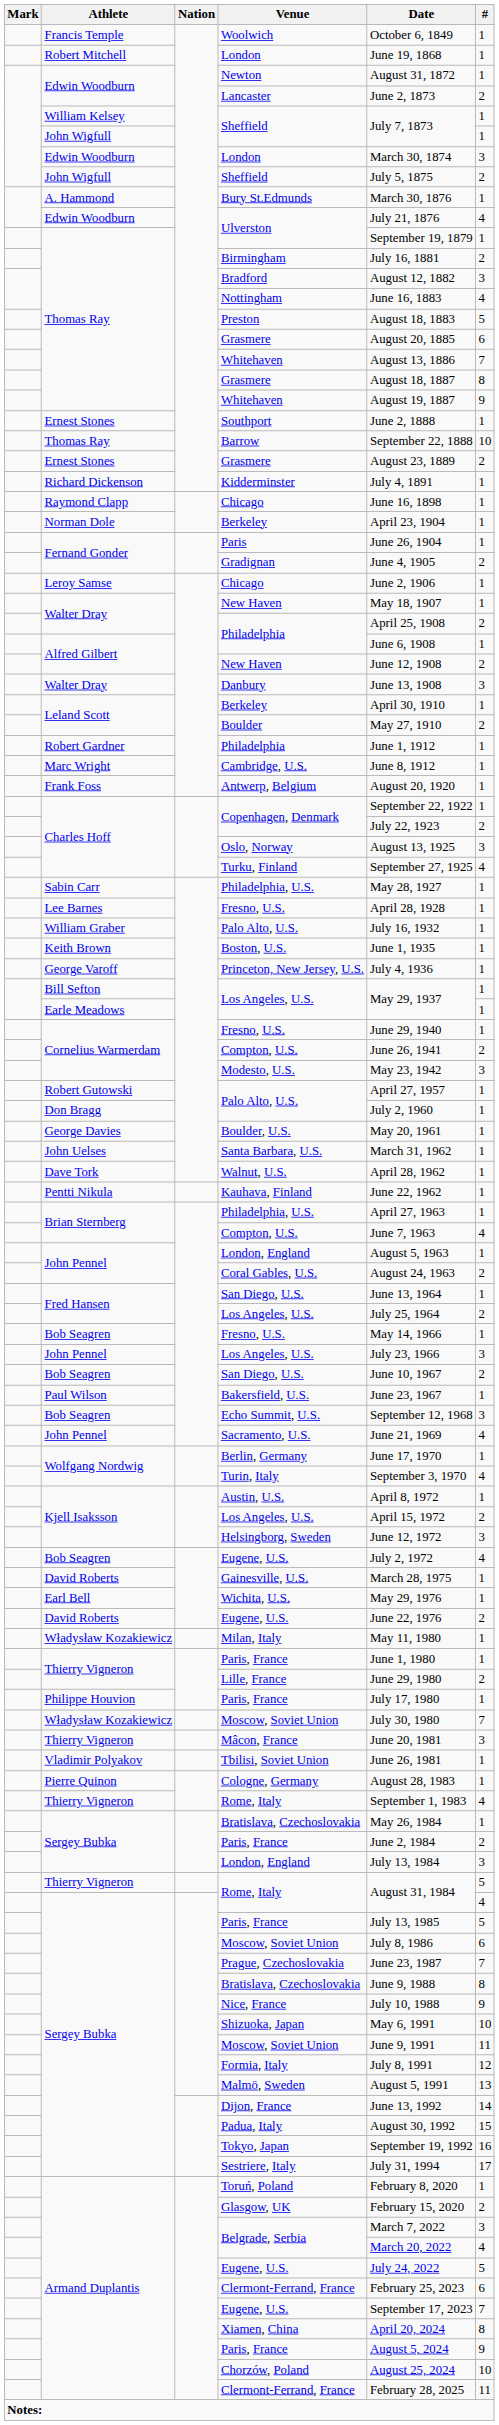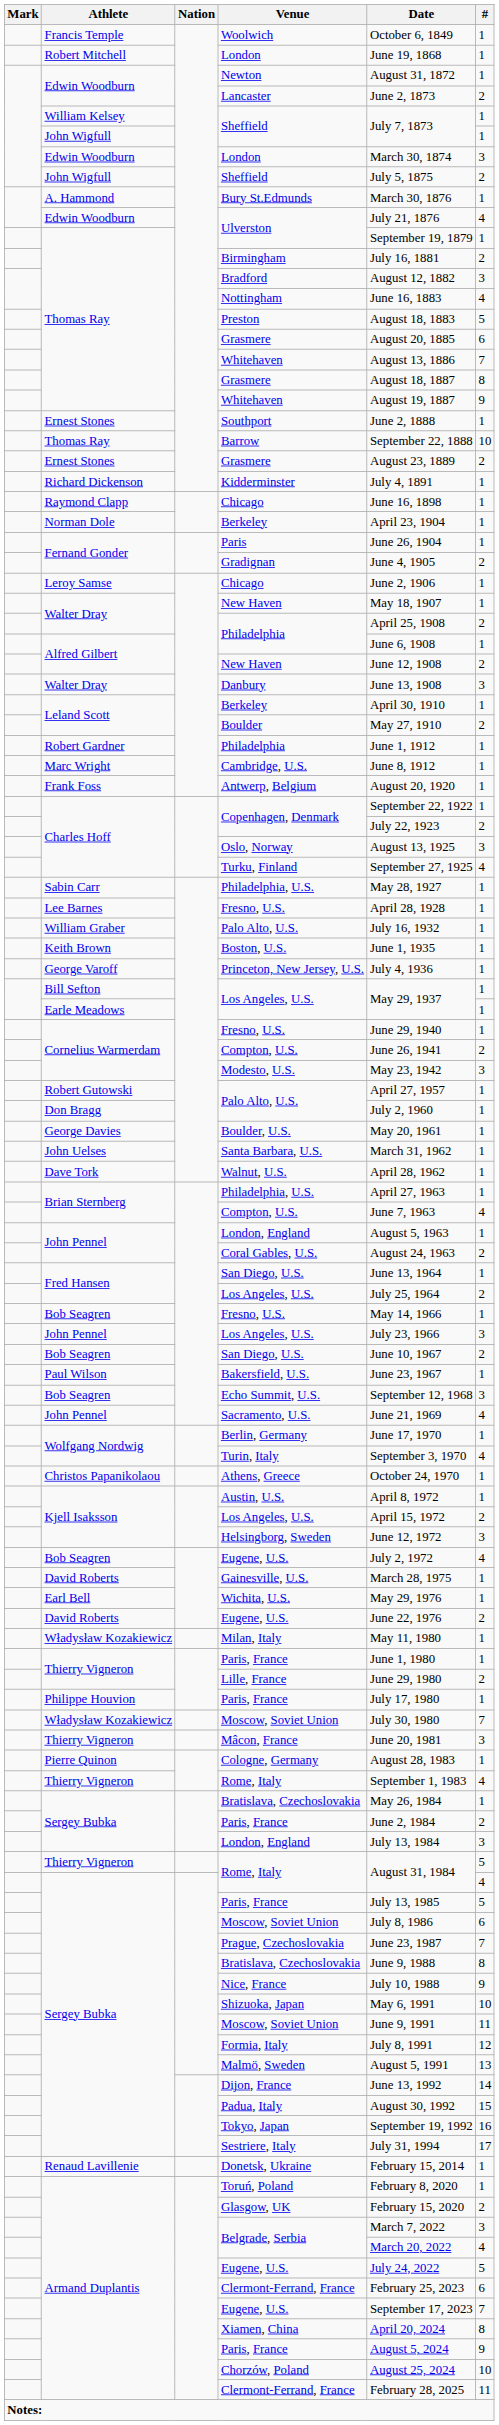- row: (78, 1192)
+ row: (102, 1476)
- row: (93, 1760)
+ row: (92, 2166)
